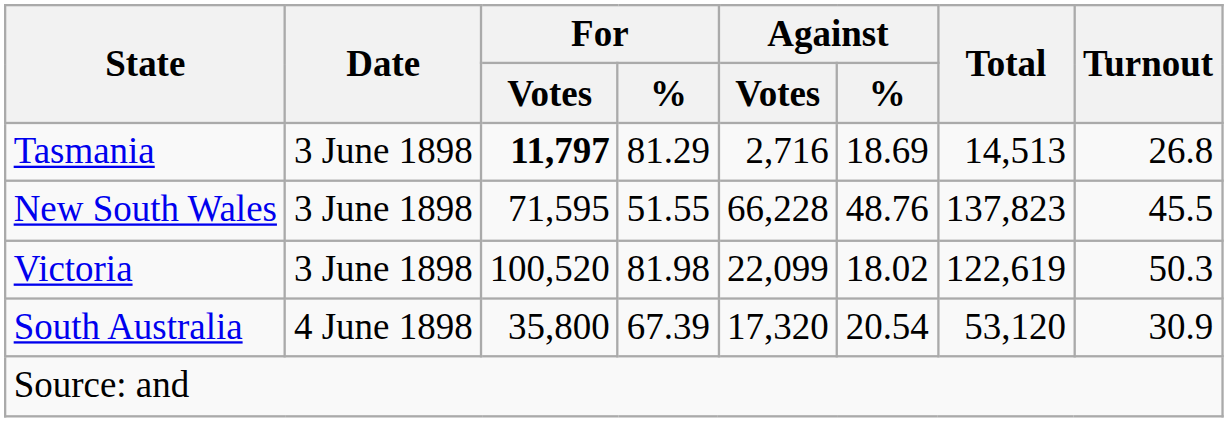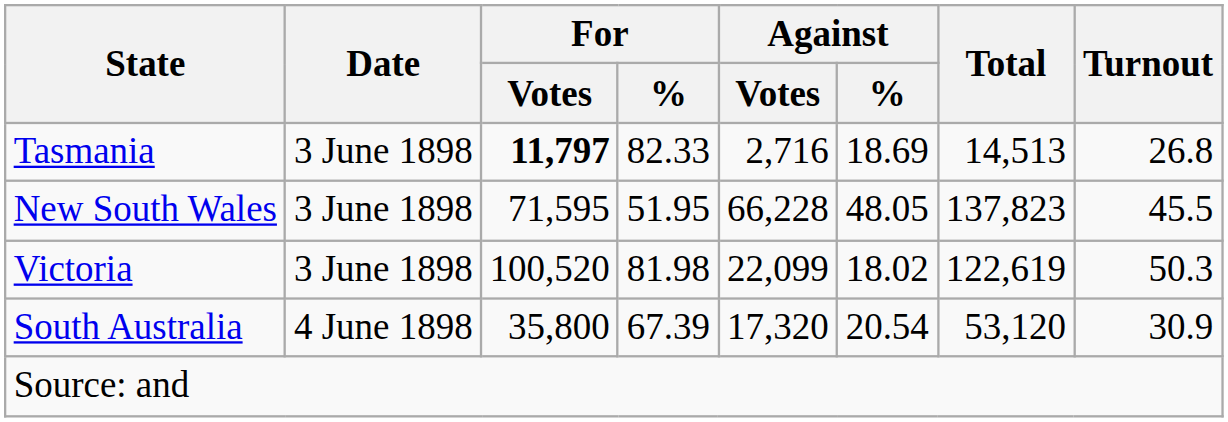(668, 151) 81.29 -> (668, 151) 82.33
(668, 209) 51.55 -> (668, 209) 51.95
(887, 209) 48.76 -> (887, 209) 48.05
